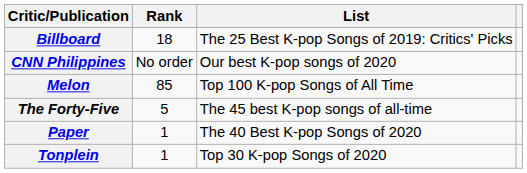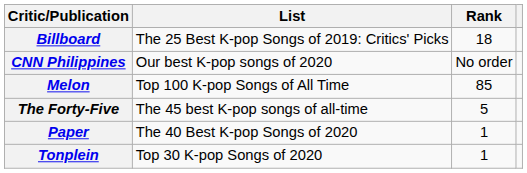columns swapped: (356, 16) <-> (164, 16)
